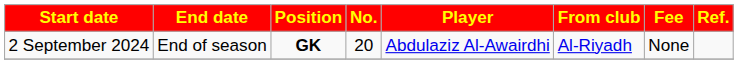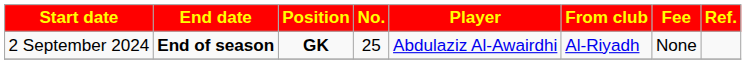(212, 45) normal -> (216, 45) bold
(364, 45) 20 -> (371, 45) 25
